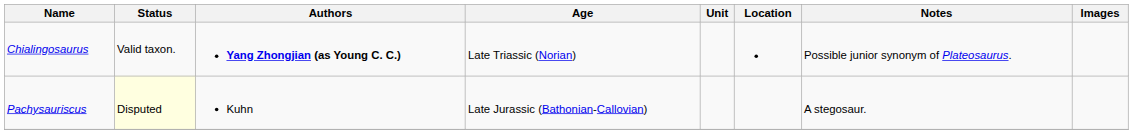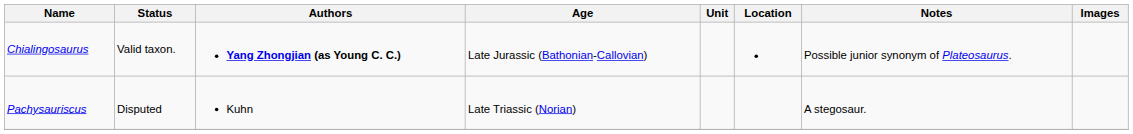(522, 55) Late Triassic (Norian) -> (558, 55) Late Jurassic (Bathonian-Callovian)
(140, 109) lightyellow background -> (140, 109) no background
(558, 109) Late Jurassic (Bathonian-Callovian) -> (522, 109) Late Triassic (Norian)
